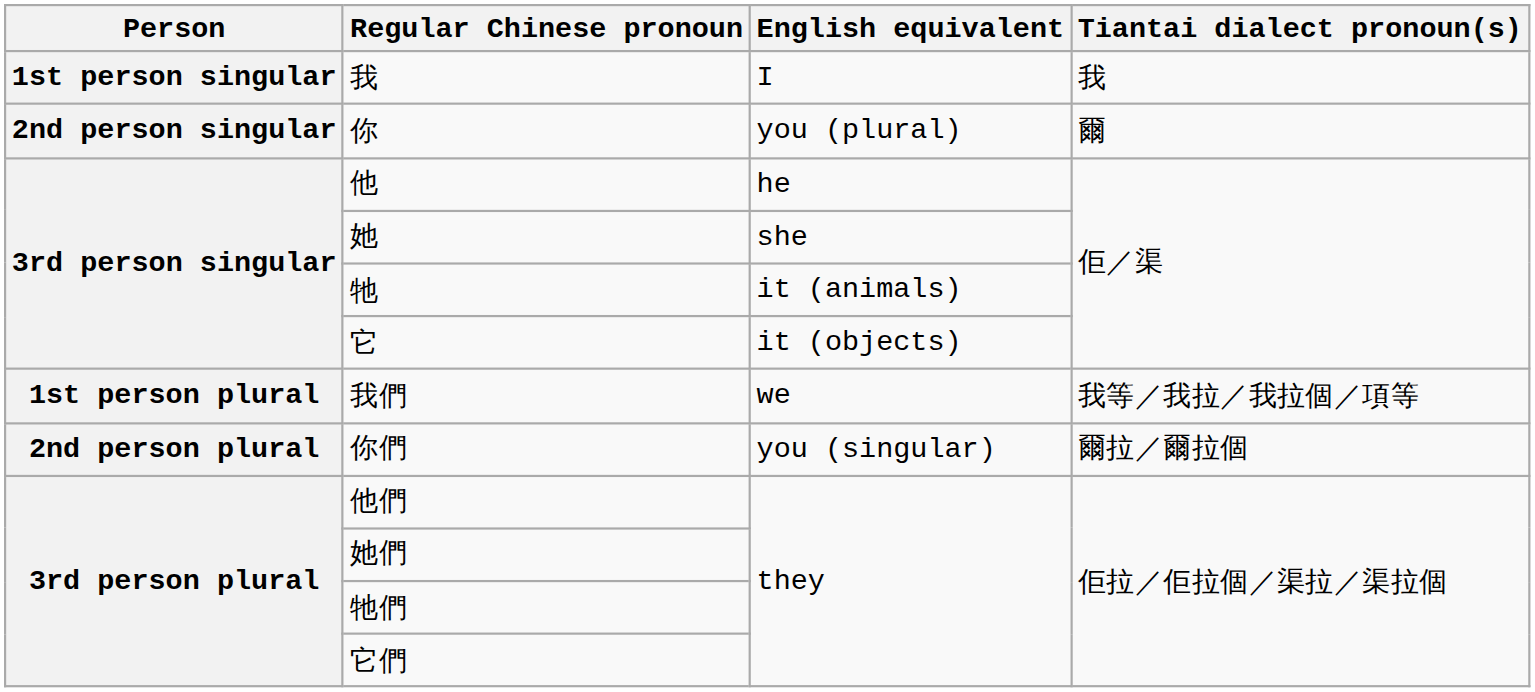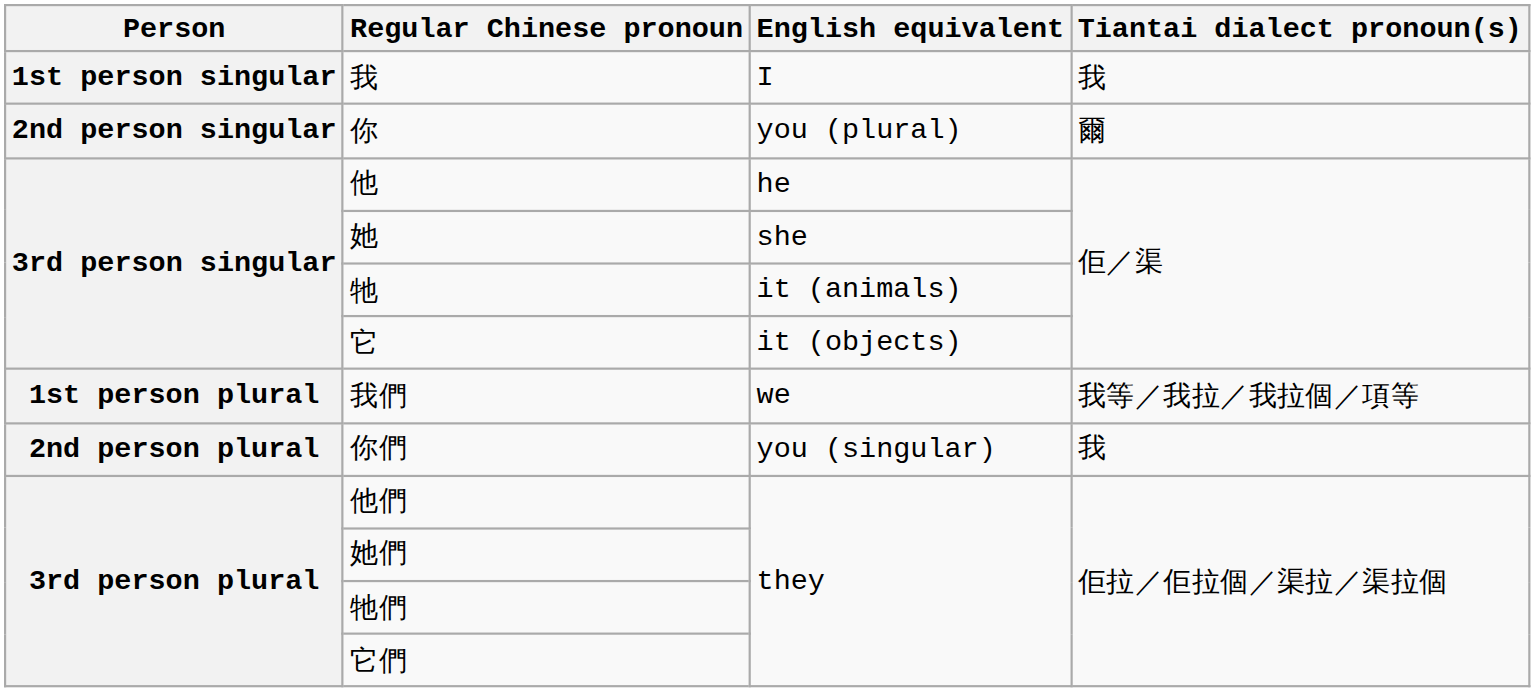(1163, 450) 爾拉／爾拉個 -> (1092, 450) 我
